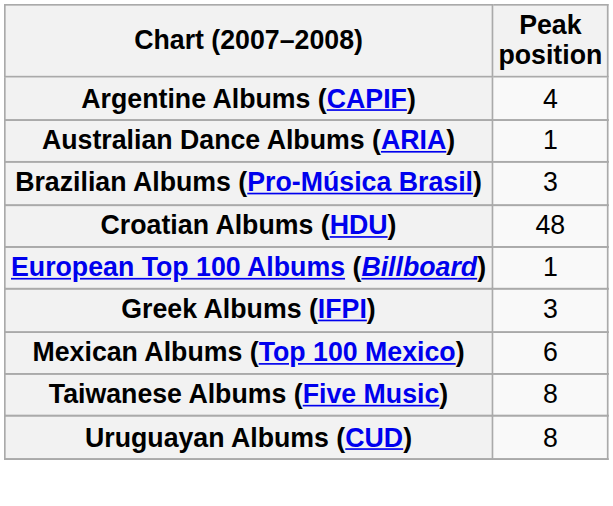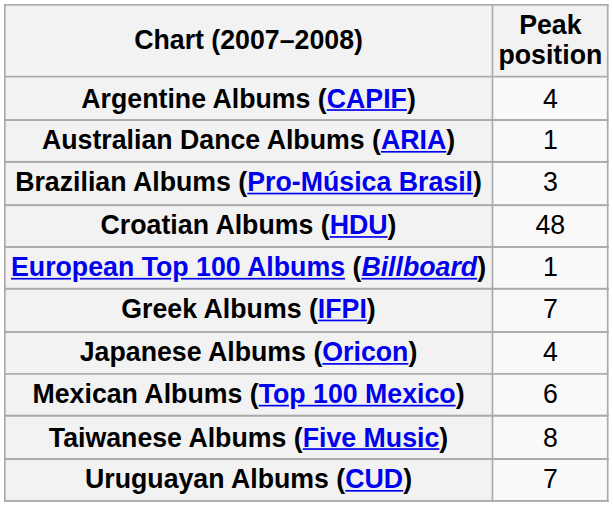(550, 310) 3 -> (550, 310) 7
+ row: (249, 352)
(550, 437) 8 -> (550, 479) 7
